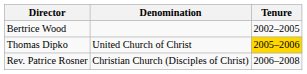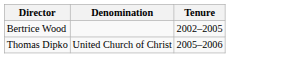(277, 45) gold background -> (200, 45) no background
- row: (47, 61)
